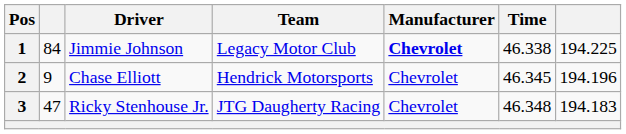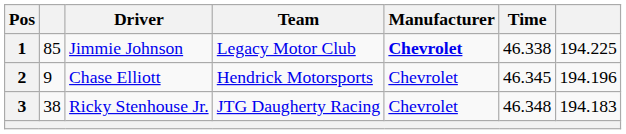(52, 48) 84 -> (52, 48) 85
(52, 106) 47 -> (52, 106) 38
